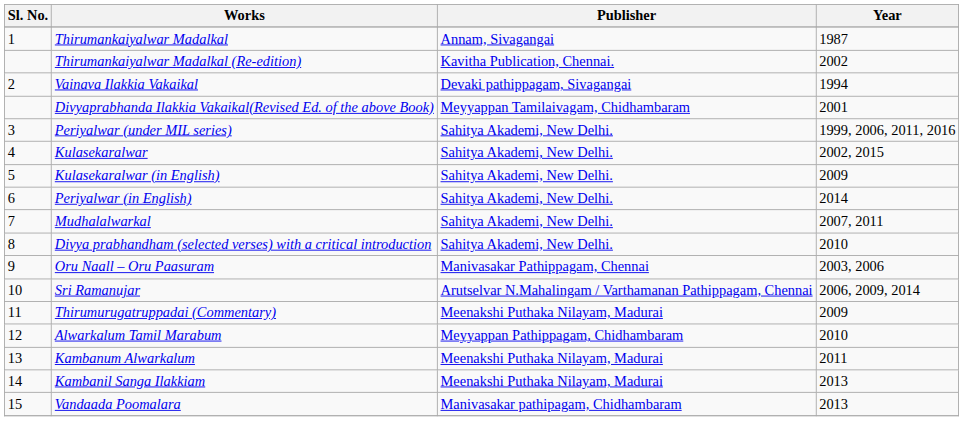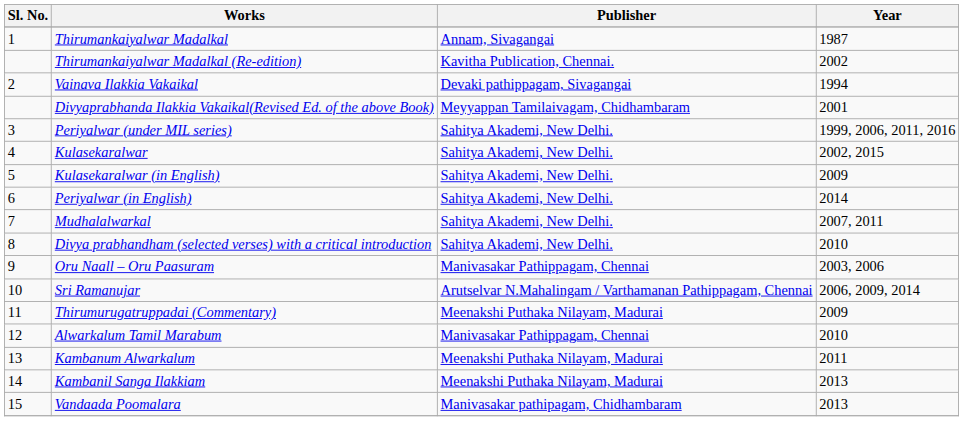(562, 335) Meyyappan Pathippagam, Chidhambaram -> (545, 335) Manivasakar Pathippagam, Chennai
